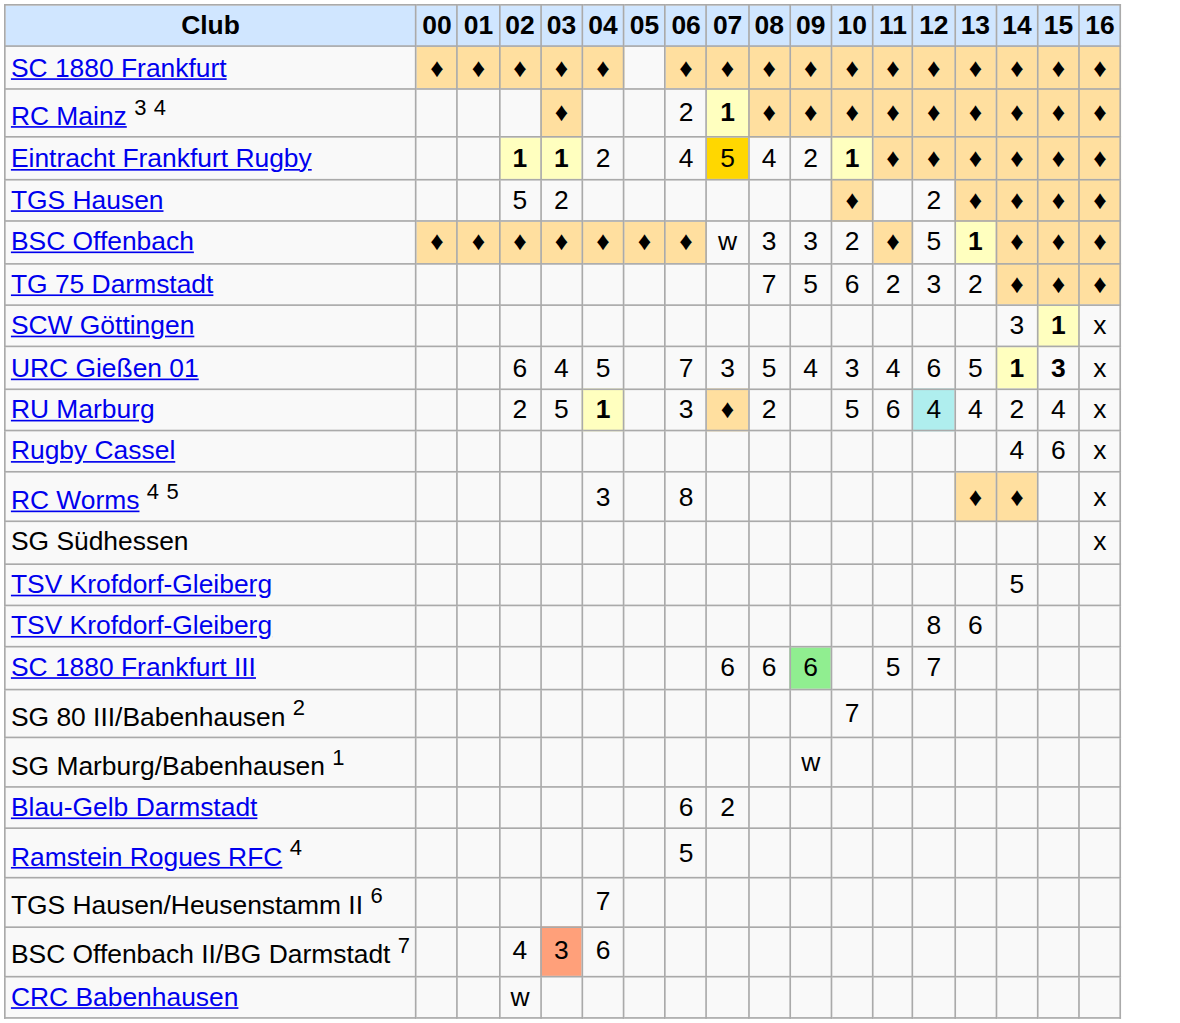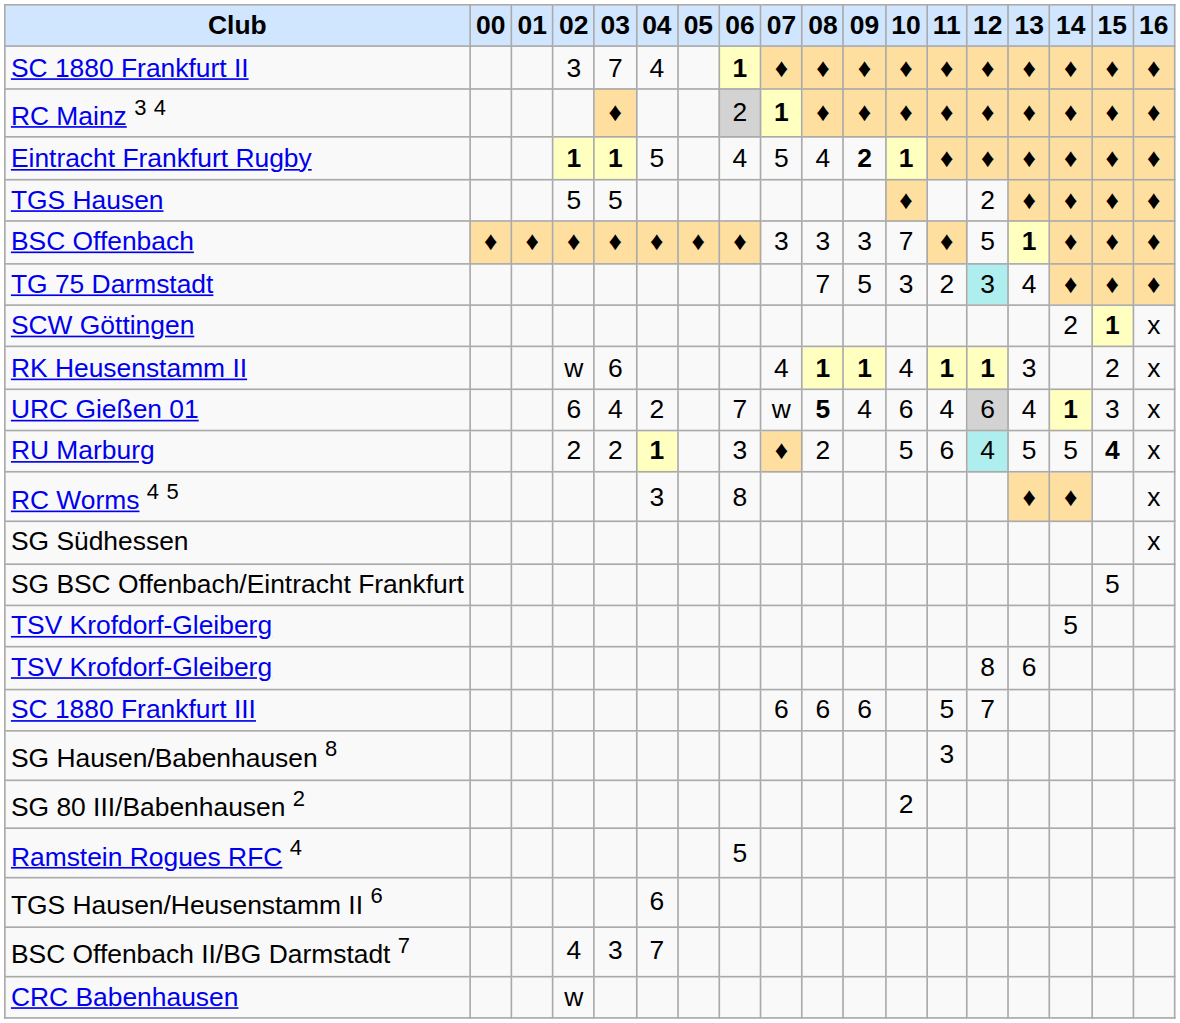- row: (119, 67)
+ row: (130, 67)
(686, 112) no background -> (740, 112) lightgrey background
(603, 158) 2 -> (657, 158) 5
(728, 158) gold background -> (781, 158) no background
(811, 158) normal -> (864, 158) bold
(561, 200) 2 -> (615, 200) 5
(728, 241) w -> (781, 241) 3
(852, 241) 2 -> (906, 241) 7
(852, 283) 6 -> (906, 283) 3
(934, 283) no background -> (988, 283) paleturquoise background
(975, 283) 2 -> (1029, 283) 4
(1017, 325) 3 -> (1071, 325) 2
+ row: (129, 367)
(603, 367) 5 -> (657, 409) 2
(728, 367) 3 -> (781, 409) w
(769, 367) normal -> (823, 409) bold
(852, 367) 3 -> (906, 409) 6
(934, 367) no background -> (988, 409) lightgrey background
(975, 367) 5 -> (1029, 409) 4
(1058, 367) bold -> (1112, 409) normal
(561, 409) 5 -> (615, 451) 2
(975, 409) 4 -> (1029, 451) 5
(1017, 409) 2 -> (1071, 451) 5
(1058, 409) normal -> (1112, 451) bold
- row: (93, 451)
+ row: (237, 584)
(811, 667) lightgreen background -> (864, 709) no background
+ row: (174, 755)
(852, 713) 7 -> (906, 804) 2
- row: (178, 762)
- row: (134, 807)
(603, 902) 7 -> (657, 902) 6
(561, 951) lightsalmon background -> (615, 951) no background
(603, 951) 6 -> (657, 951) 7
